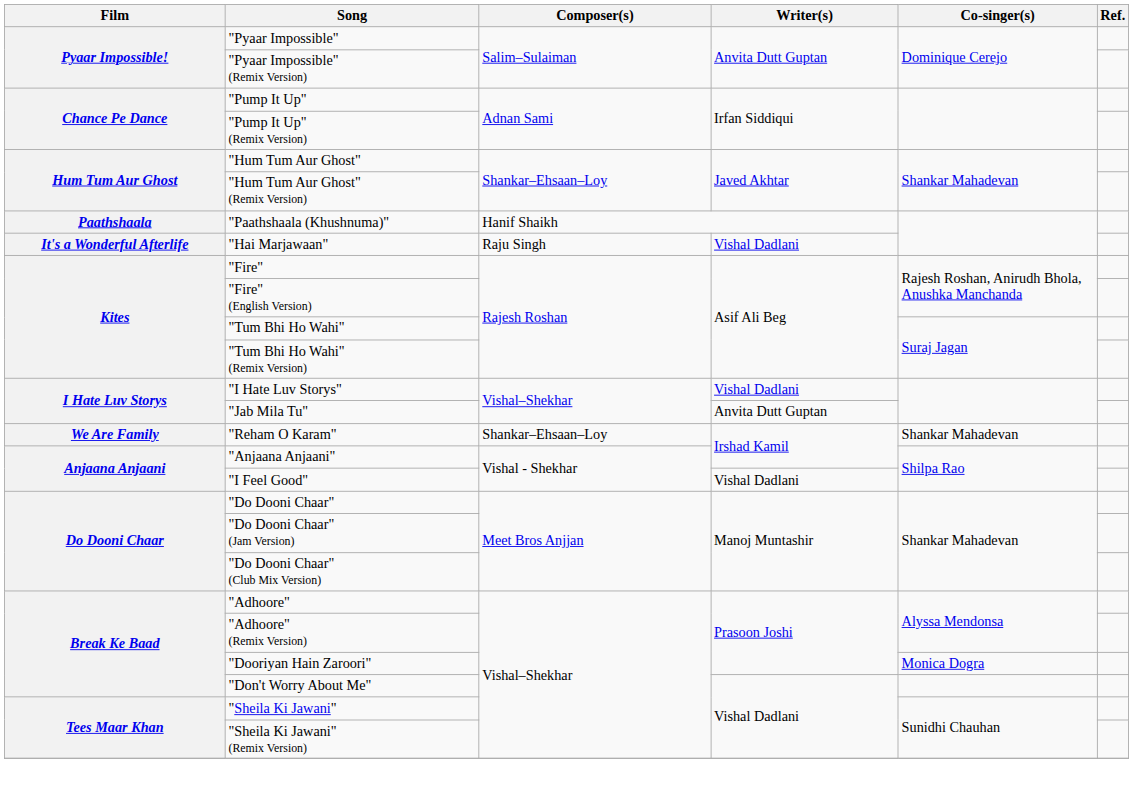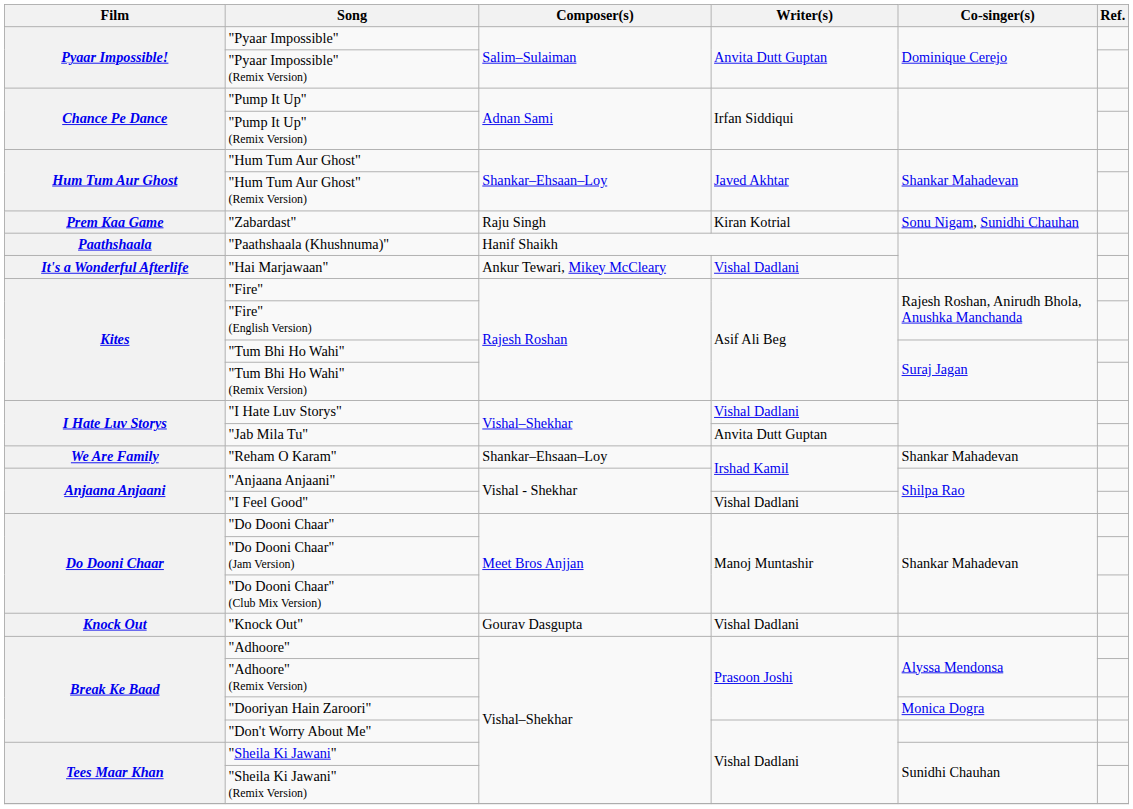+ row: (262, 221)
(514, 244) Raju Singh -> (574, 267) Ankur Tewari, Mikey McCleary
+ row: (266, 624)
